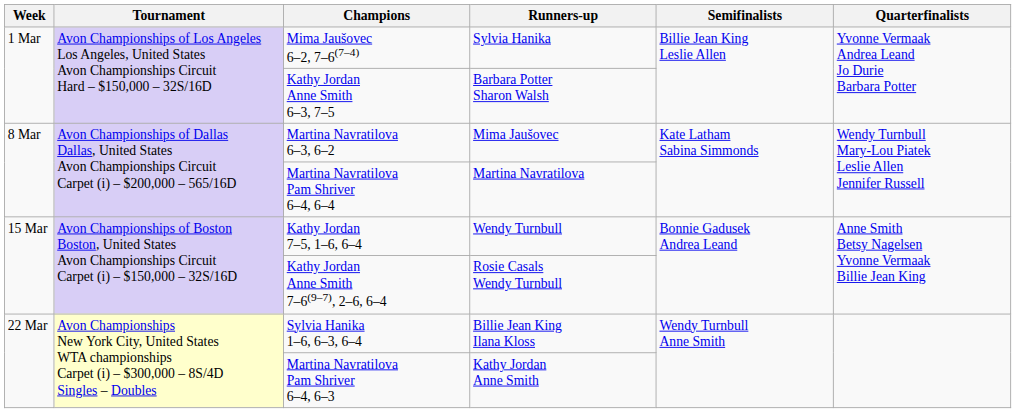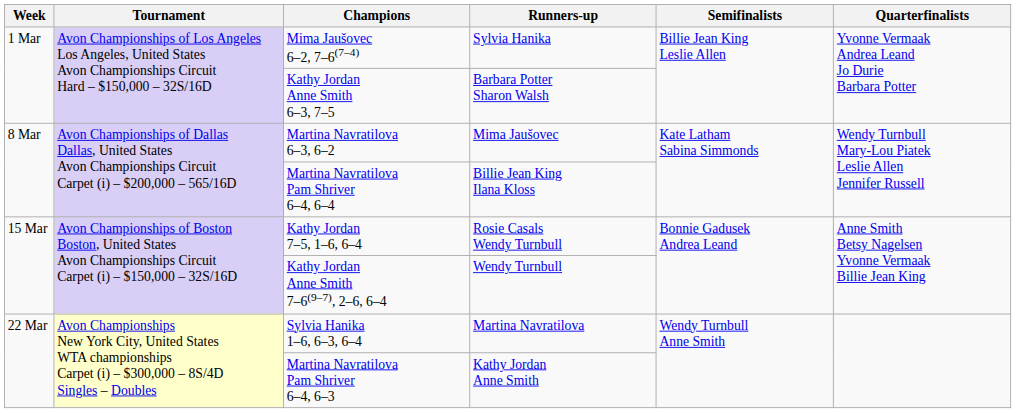(529, 173) Martina Navratilova -> (518, 181) Billie Jean King Ilana Kloss
(518, 228) Wendy Turnbull -> (518, 236) Rosie Casals Wendy Turnbull
(518, 275) Rosie Casals Wendy Turnbull -> (518, 267) Wendy Turnbull
(518, 333) Billie Jean King Ilana Kloss -> (529, 325) Martina Navratilova
